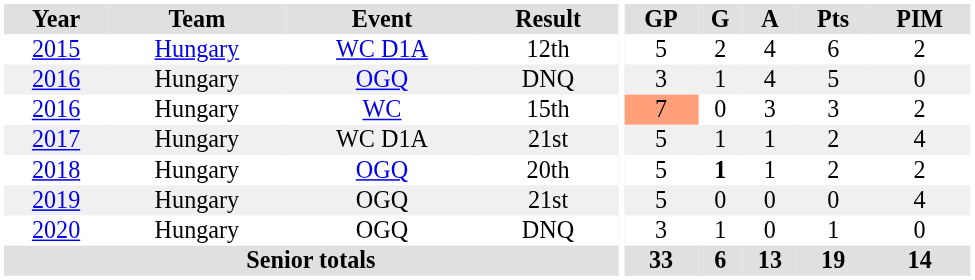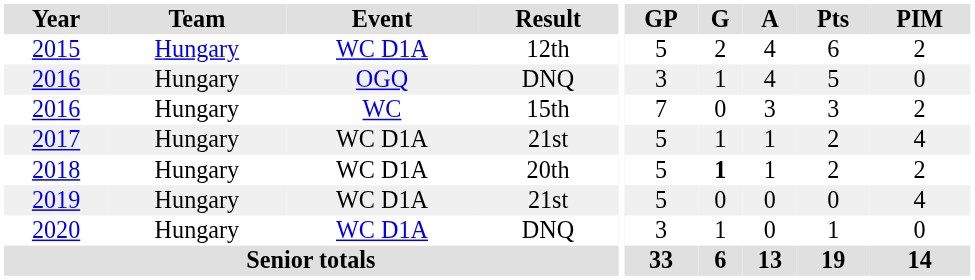(661, 109) lightsalmon background -> (661, 109) no background
(382, 169) OGQ -> (382, 169) WC D1A
(382, 200) OGQ -> (382, 200) WC D1A
(382, 230) OGQ -> (382, 230) WC D1A
